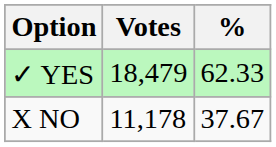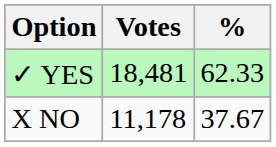(148, 72) 18,479 -> (148, 72) 18,481
